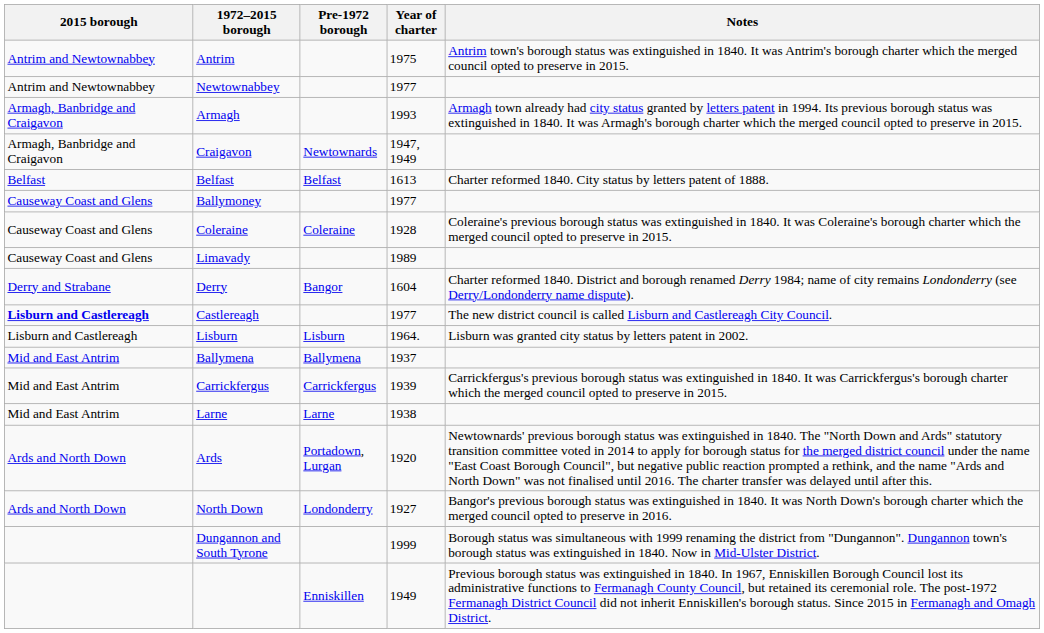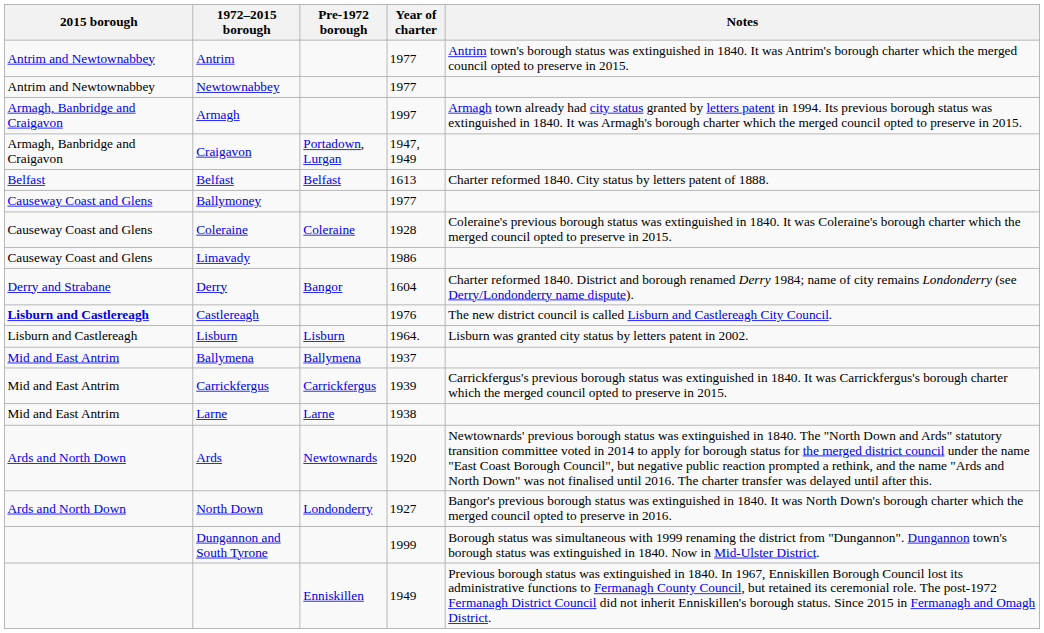(403, 58) 1975 -> (403, 58) 1977
(403, 115) 1993 -> (403, 115) 1997
(340, 151) Newtownards -> (334, 151) Portadown, Lurgan
(403, 258) 1989 -> (403, 258) 1986
(403, 315) 1977 -> (403, 315) 1976
(334, 457) Portadown, Lurgan -> (340, 457) Newtownards
